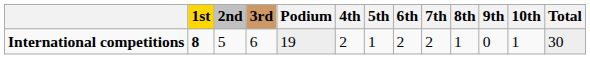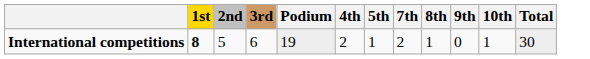- column: (407, 16)
